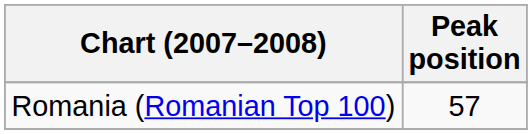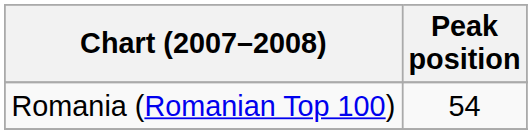(465, 105) 57 -> (465, 105) 54
